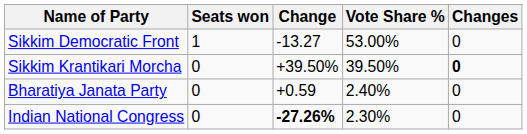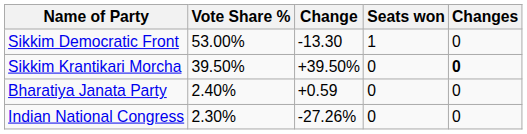columns swapped: (395, 16) <-> (230, 16)
(298, 41) -13.27 -> (320, 41) -13.30
(305, 116) bold -> (327, 116) normal
